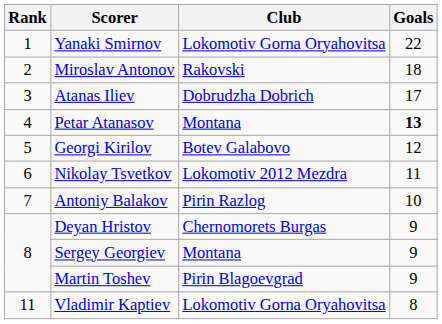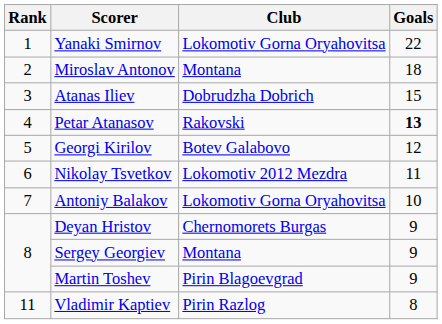(214, 69) Rakovski -> (212, 69) Montana
(413, 95) 17 -> (413, 95) 15
(212, 122) Montana -> (214, 122) Rakovski
(224, 200) Pirin Razlog -> (284, 200) Lokomotiv Gorna Oryahovitsa
(284, 305) Lokomotiv Gorna Oryahovitsa -> (224, 305) Pirin Razlog
